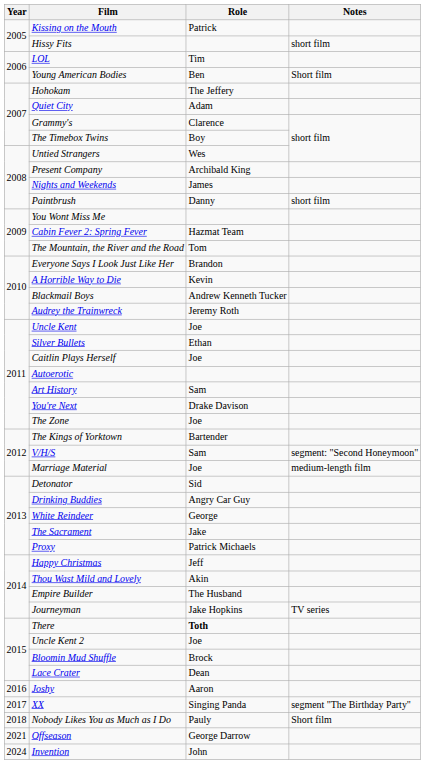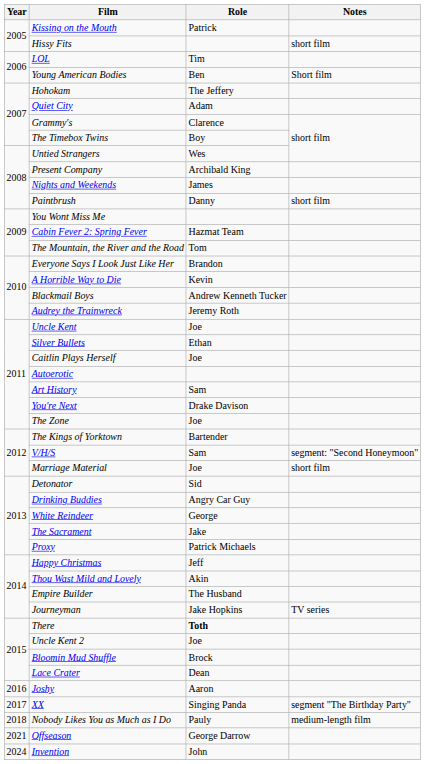(331, 468) medium-length film -> (311, 468) short film
(311, 720) Short film -> (331, 720) medium-length film
